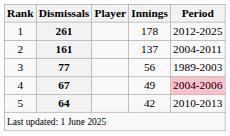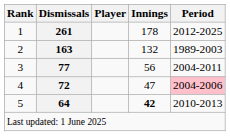(64, 49) 161 -> (64, 49) 163
(150, 49) 137 -> (150, 49) 132
(198, 49) 2004-2011 -> (198, 49) 1989-2003
(198, 67) 1989-2003 -> (198, 67) 2004-2011
(64, 85) 67 -> (64, 85) 72
(150, 85) 49 -> (150, 85) 47
(150, 103) normal -> (150, 103) bold
